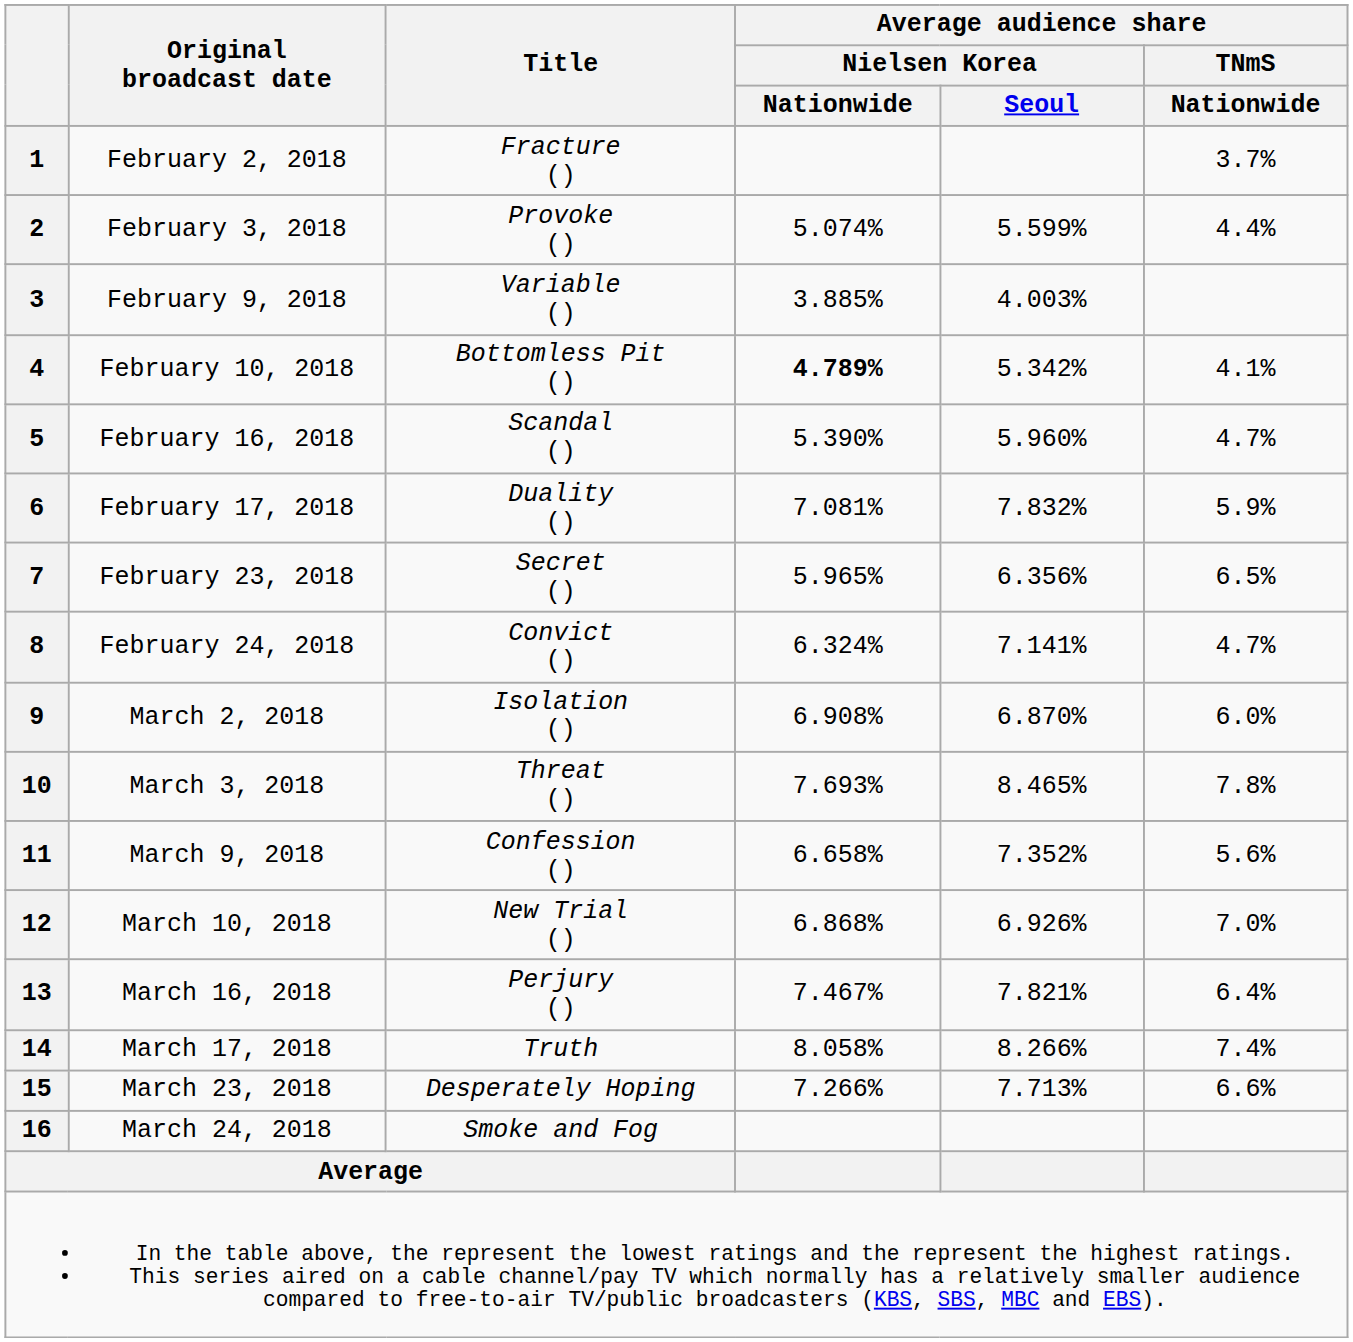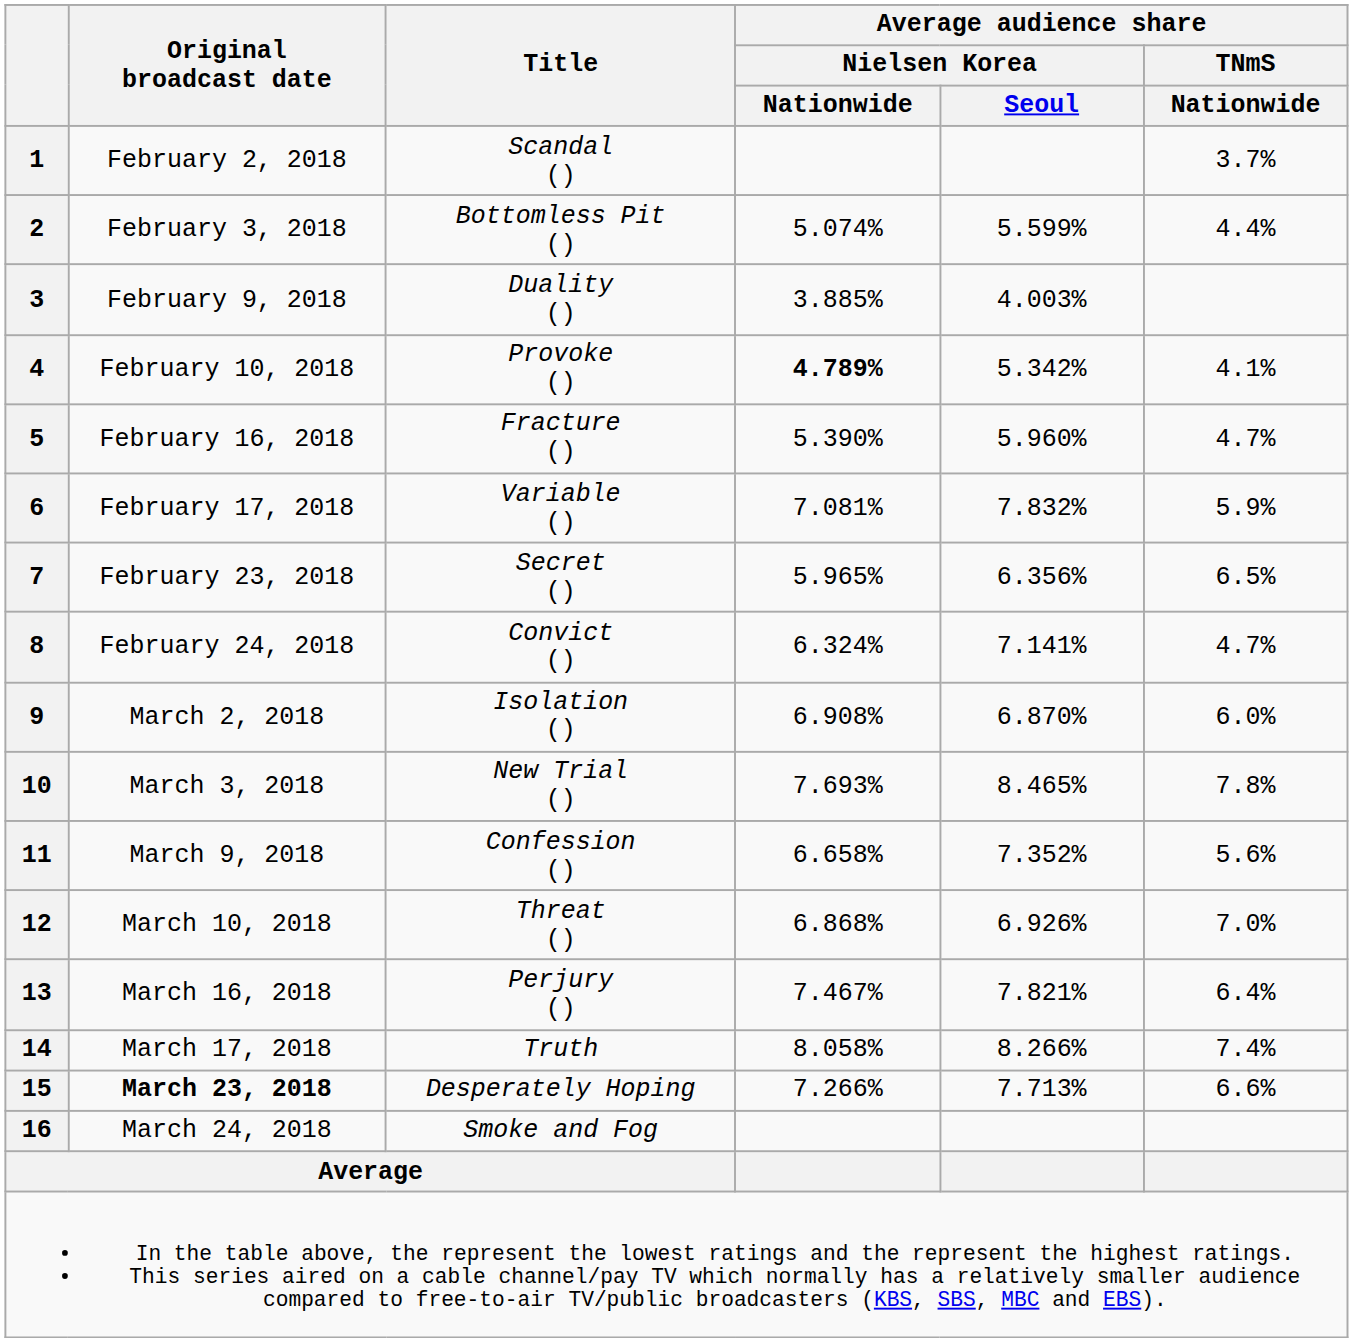(561, 161) Fracture () -> (561, 161) Scandal ()
(561, 230) Provoke () -> (561, 230) Bottomless Pit ()
(561, 300) Variable () -> (561, 300) Duality ()
(561, 369) Bottomless Pit () -> (561, 369) Provoke ()
(561, 439) Scandal () -> (561, 439) Fracture ()
(561, 508) Duality () -> (561, 508) Variable ()
(561, 786) Threat () -> (561, 786) New Trial ()
(561, 925) New Trial () -> (561, 925) Threat ()
(227, 1090) normal -> (227, 1090) bold
